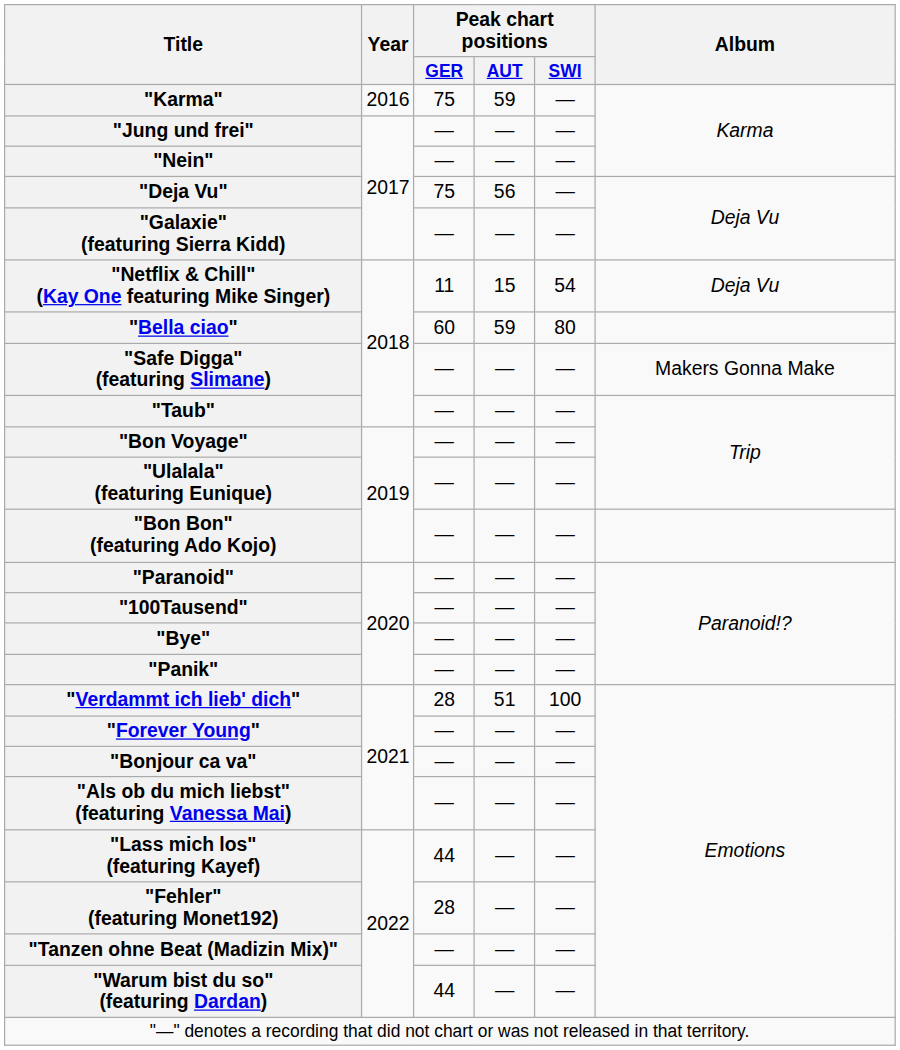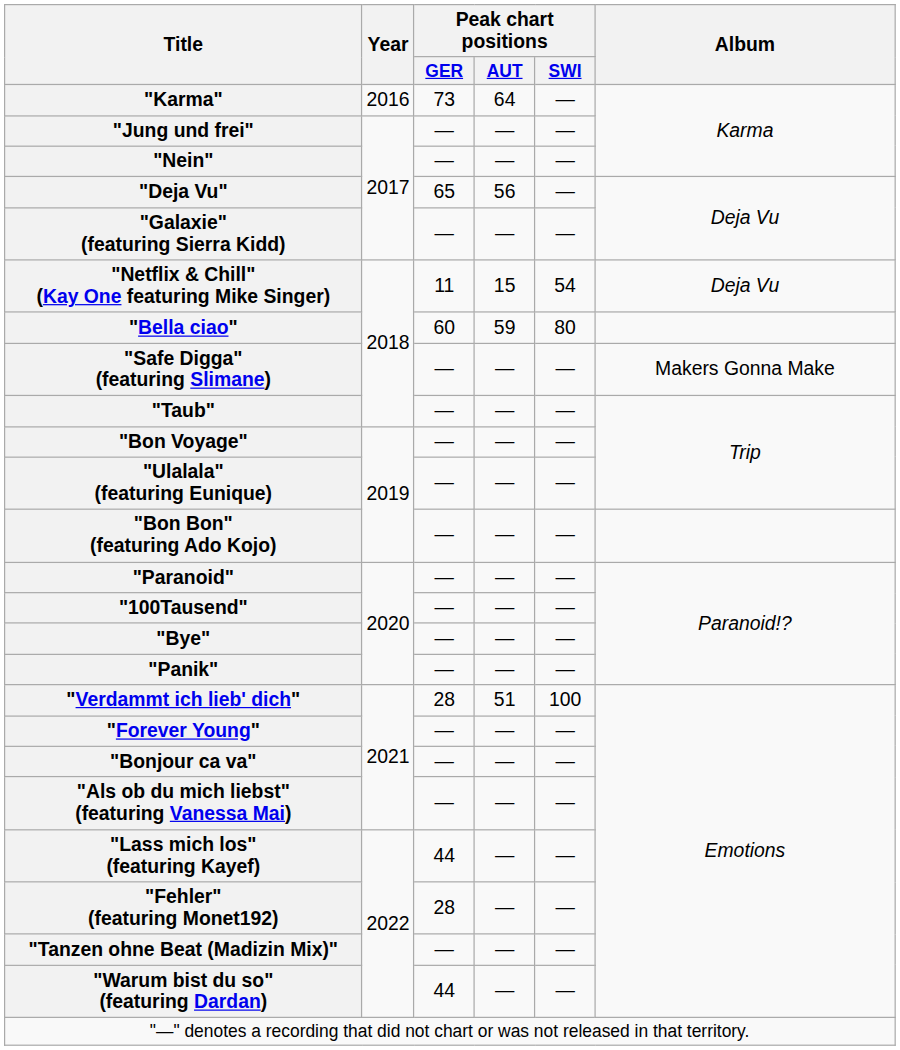(444, 99) 75 -> (444, 99) 73
(505, 99) 59 -> (505, 99) 64
(444, 191) 75 -> (444, 191) 65
